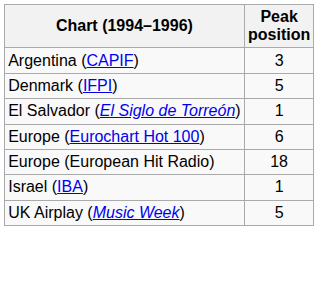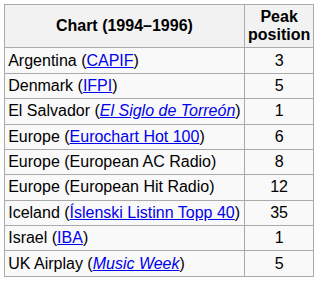+ row: (112, 162)
(279, 162) 18 -> (279, 187) 12
+ row: (124, 212)
